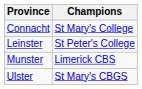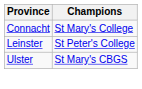- row: (25, 60)
